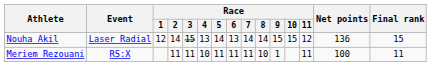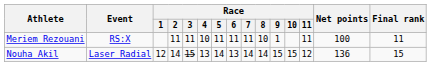rows swapped: (33, 40) <-> (46, 54)
